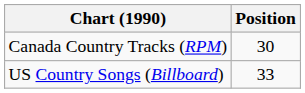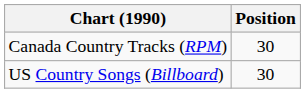(266, 74) 33 -> (266, 74) 30
